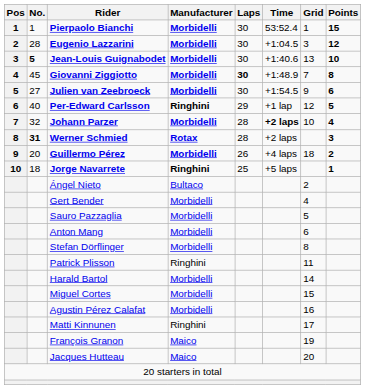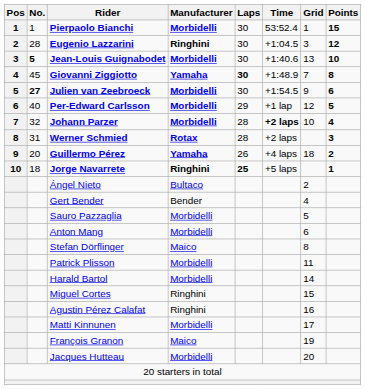(193, 44) Morbidelli -> (190, 44) Ringhini
(193, 75) Morbidelli -> (189, 75) Yamaha
(35, 91) normal -> (35, 91) bold
(190, 106) Ringhini -> (193, 106) Morbidelli
(35, 137) bold -> (35, 137) normal
(193, 153) Morbidelli -> (189, 153) Yamaha
(243, 169) normal -> (243, 169) bold
(191, 200) Morbidelli -> (186, 200) Bender
(191, 247) Morbidelli -> (183, 247) Maico
(188, 263) Ringhini -> (191, 263) Morbidelli
(191, 294) Morbidelli -> (188, 294) Ringhini
(191, 310) Morbidelli -> (188, 310) Ringhini
(188, 325) Ringhini -> (191, 325) Morbidelli
(183, 356) Maico -> (191, 356) Morbidelli
